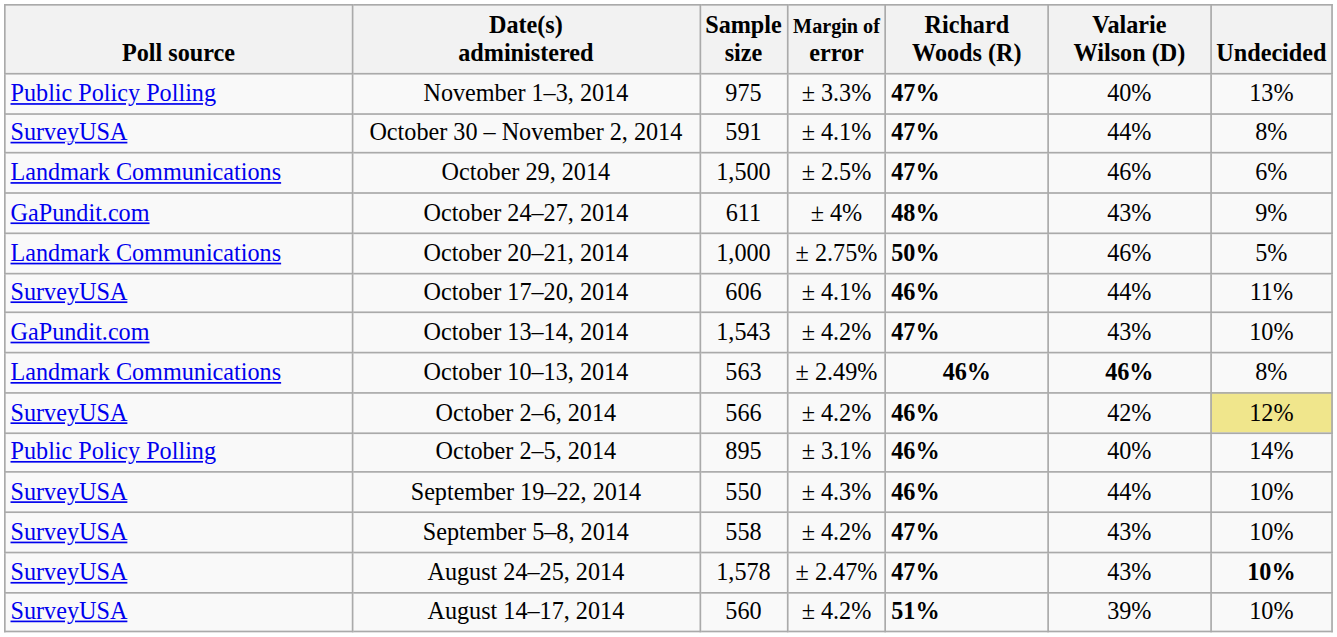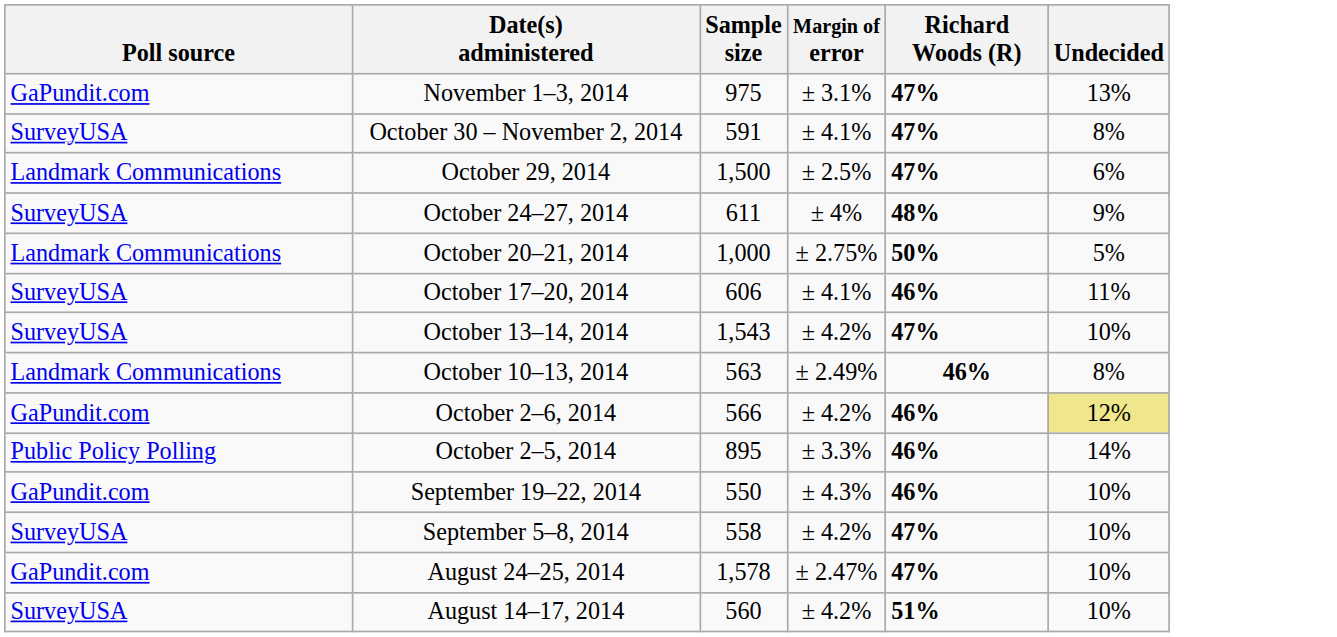- column: (1129, 39)
(113, 93) Public Policy Polling -> (80, 93) GaPundit.com
(836, 93) ± 3.3% -> (836, 93) ± 3.1%
(80, 213) GaPundit.com -> (69, 213) SurveyUSA
(80, 332) GaPundit.com -> (69, 332) SurveyUSA
(69, 412) SurveyUSA -> (80, 412) GaPundit.com
(836, 452) ± 3.1% -> (836, 452) ± 3.3%
(69, 492) SurveyUSA -> (80, 492) GaPundit.com
(69, 572) SurveyUSA -> (80, 572) GaPundit.com
(1271, 572) bold -> (1109, 572) normal
